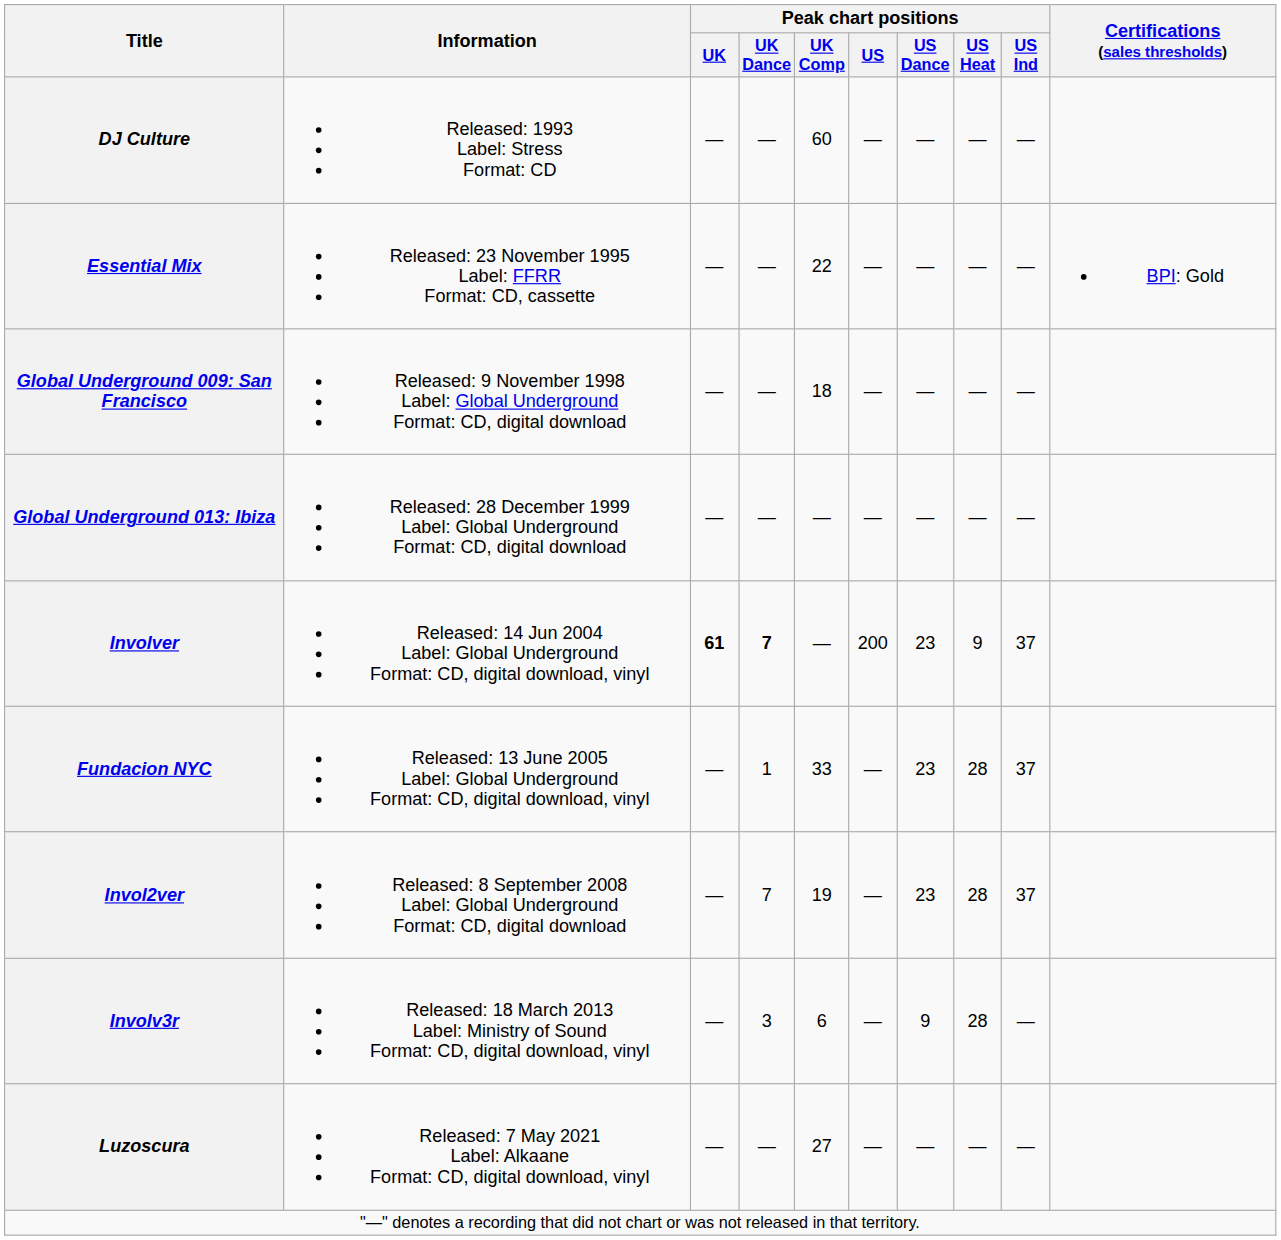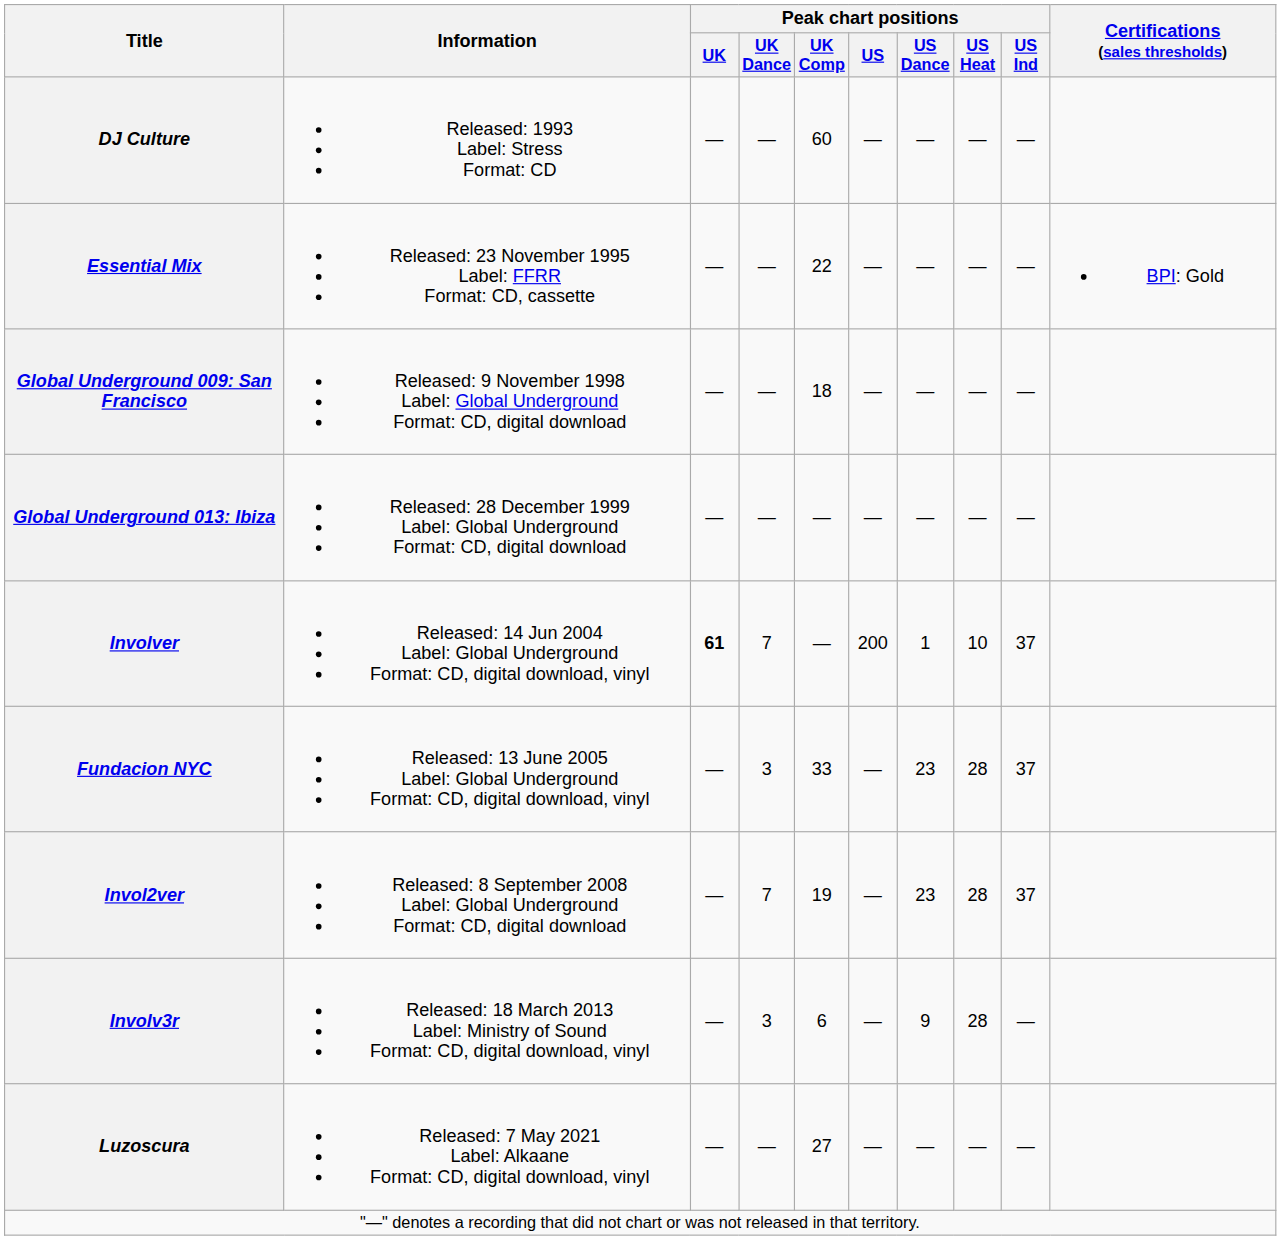(767, 643) bold -> (767, 643) normal
(925, 643) 23 -> (925, 643) 1
(978, 643) 9 -> (978, 643) 10
(767, 769) 1 -> (767, 769) 3
